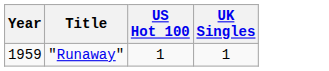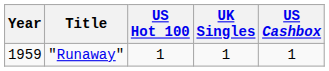+ column: (292, 24)
